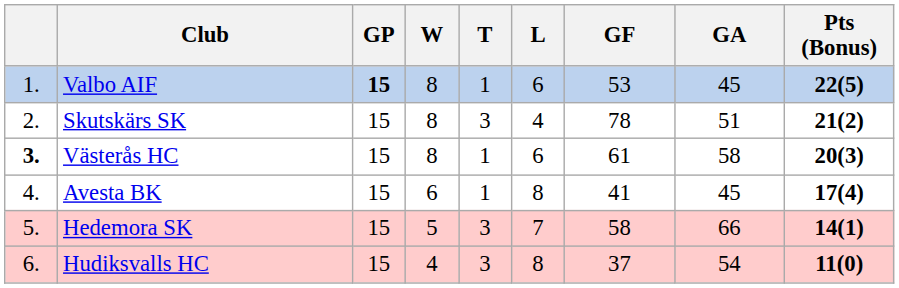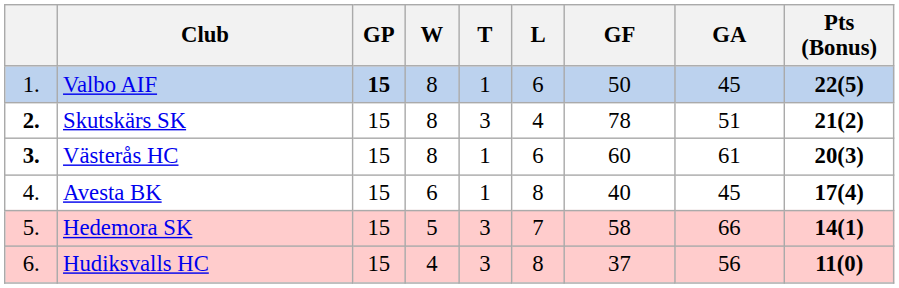(619, 84) 53 -> (619, 84) 50
(31, 120) normal -> (31, 120) bold
(619, 156) 61 -> (619, 156) 60
(729, 156) 58 -> (729, 156) 61
(619, 192) 41 -> (619, 192) 40
(729, 264) 54 -> (729, 264) 56
